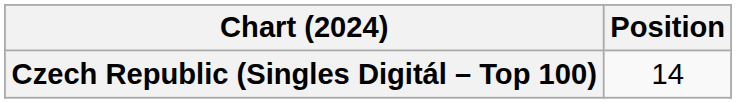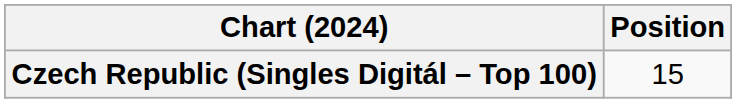(668, 73) 14 -> (668, 73) 15
